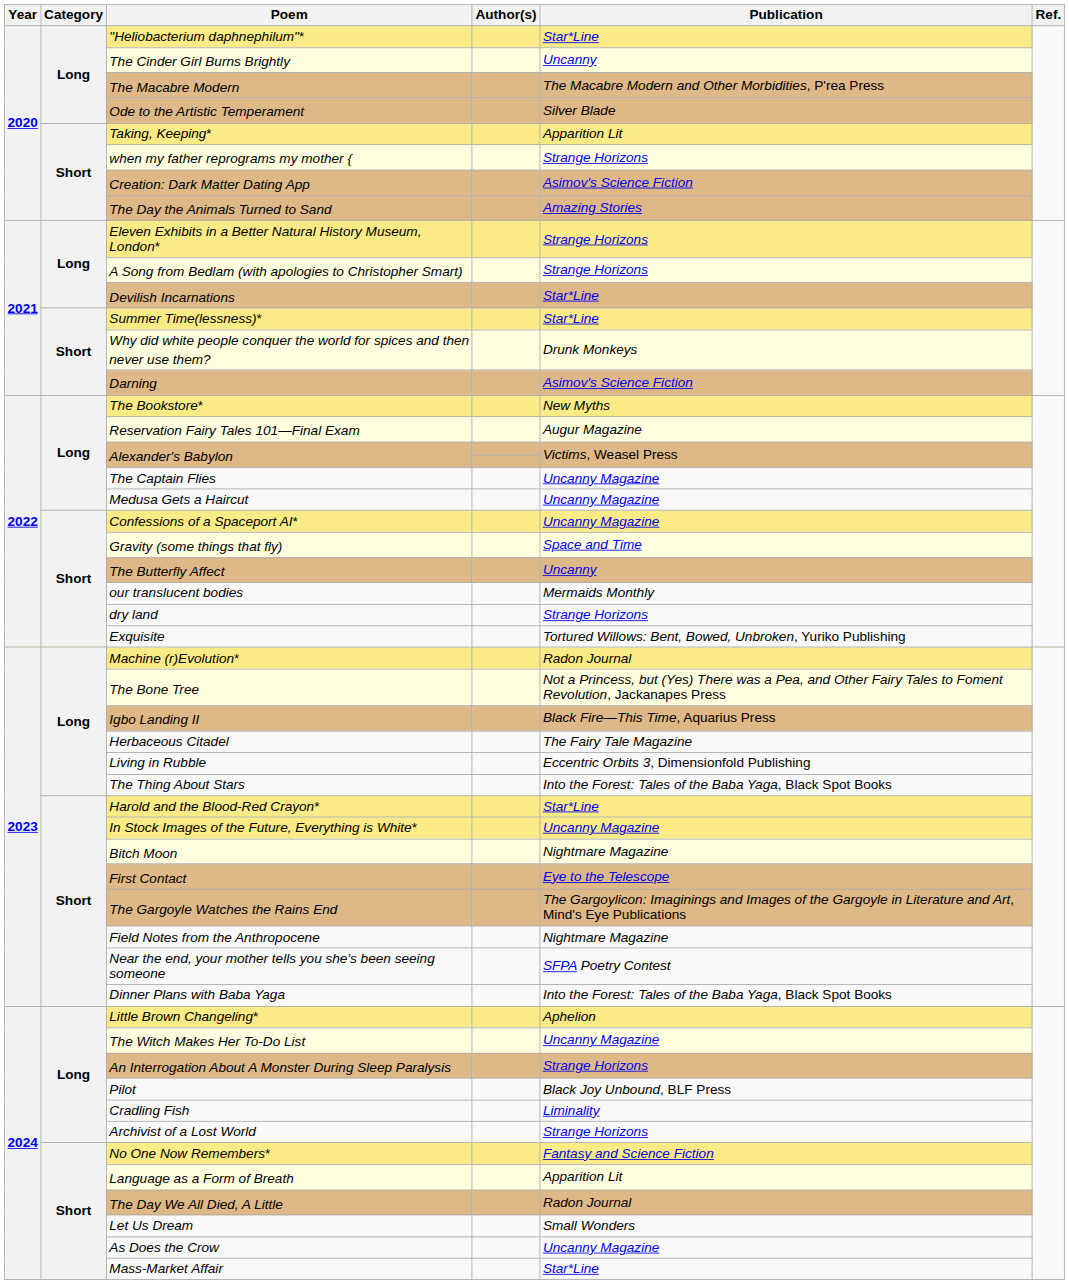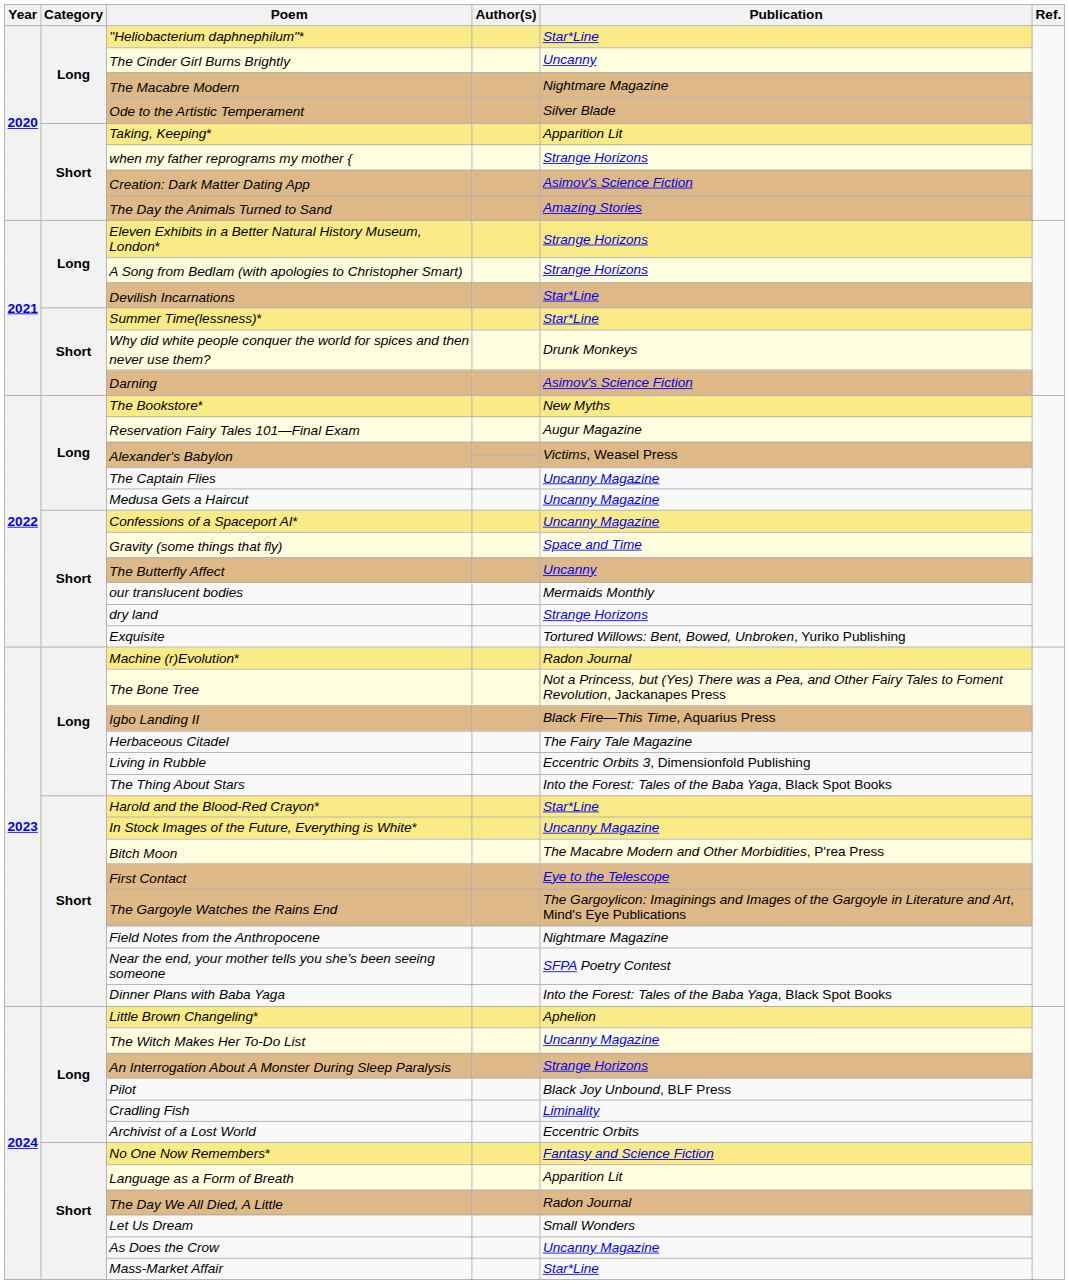(714, 85) The Macabre Modern and Other Morbidities, P'rea Press -> (606, 85) Nightmare Magazine
(606, 851) Nightmare Magazine -> (714, 851) The Macabre Modern and Other Morbidities, P'rea Press
(595, 1132) Strange Horizons -> (591, 1132) Eccentric Orbits
